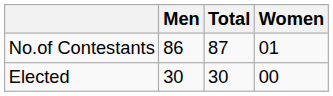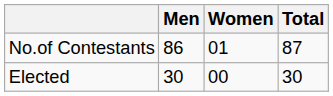columns swapped: (291, 18) <-> (229, 18)
